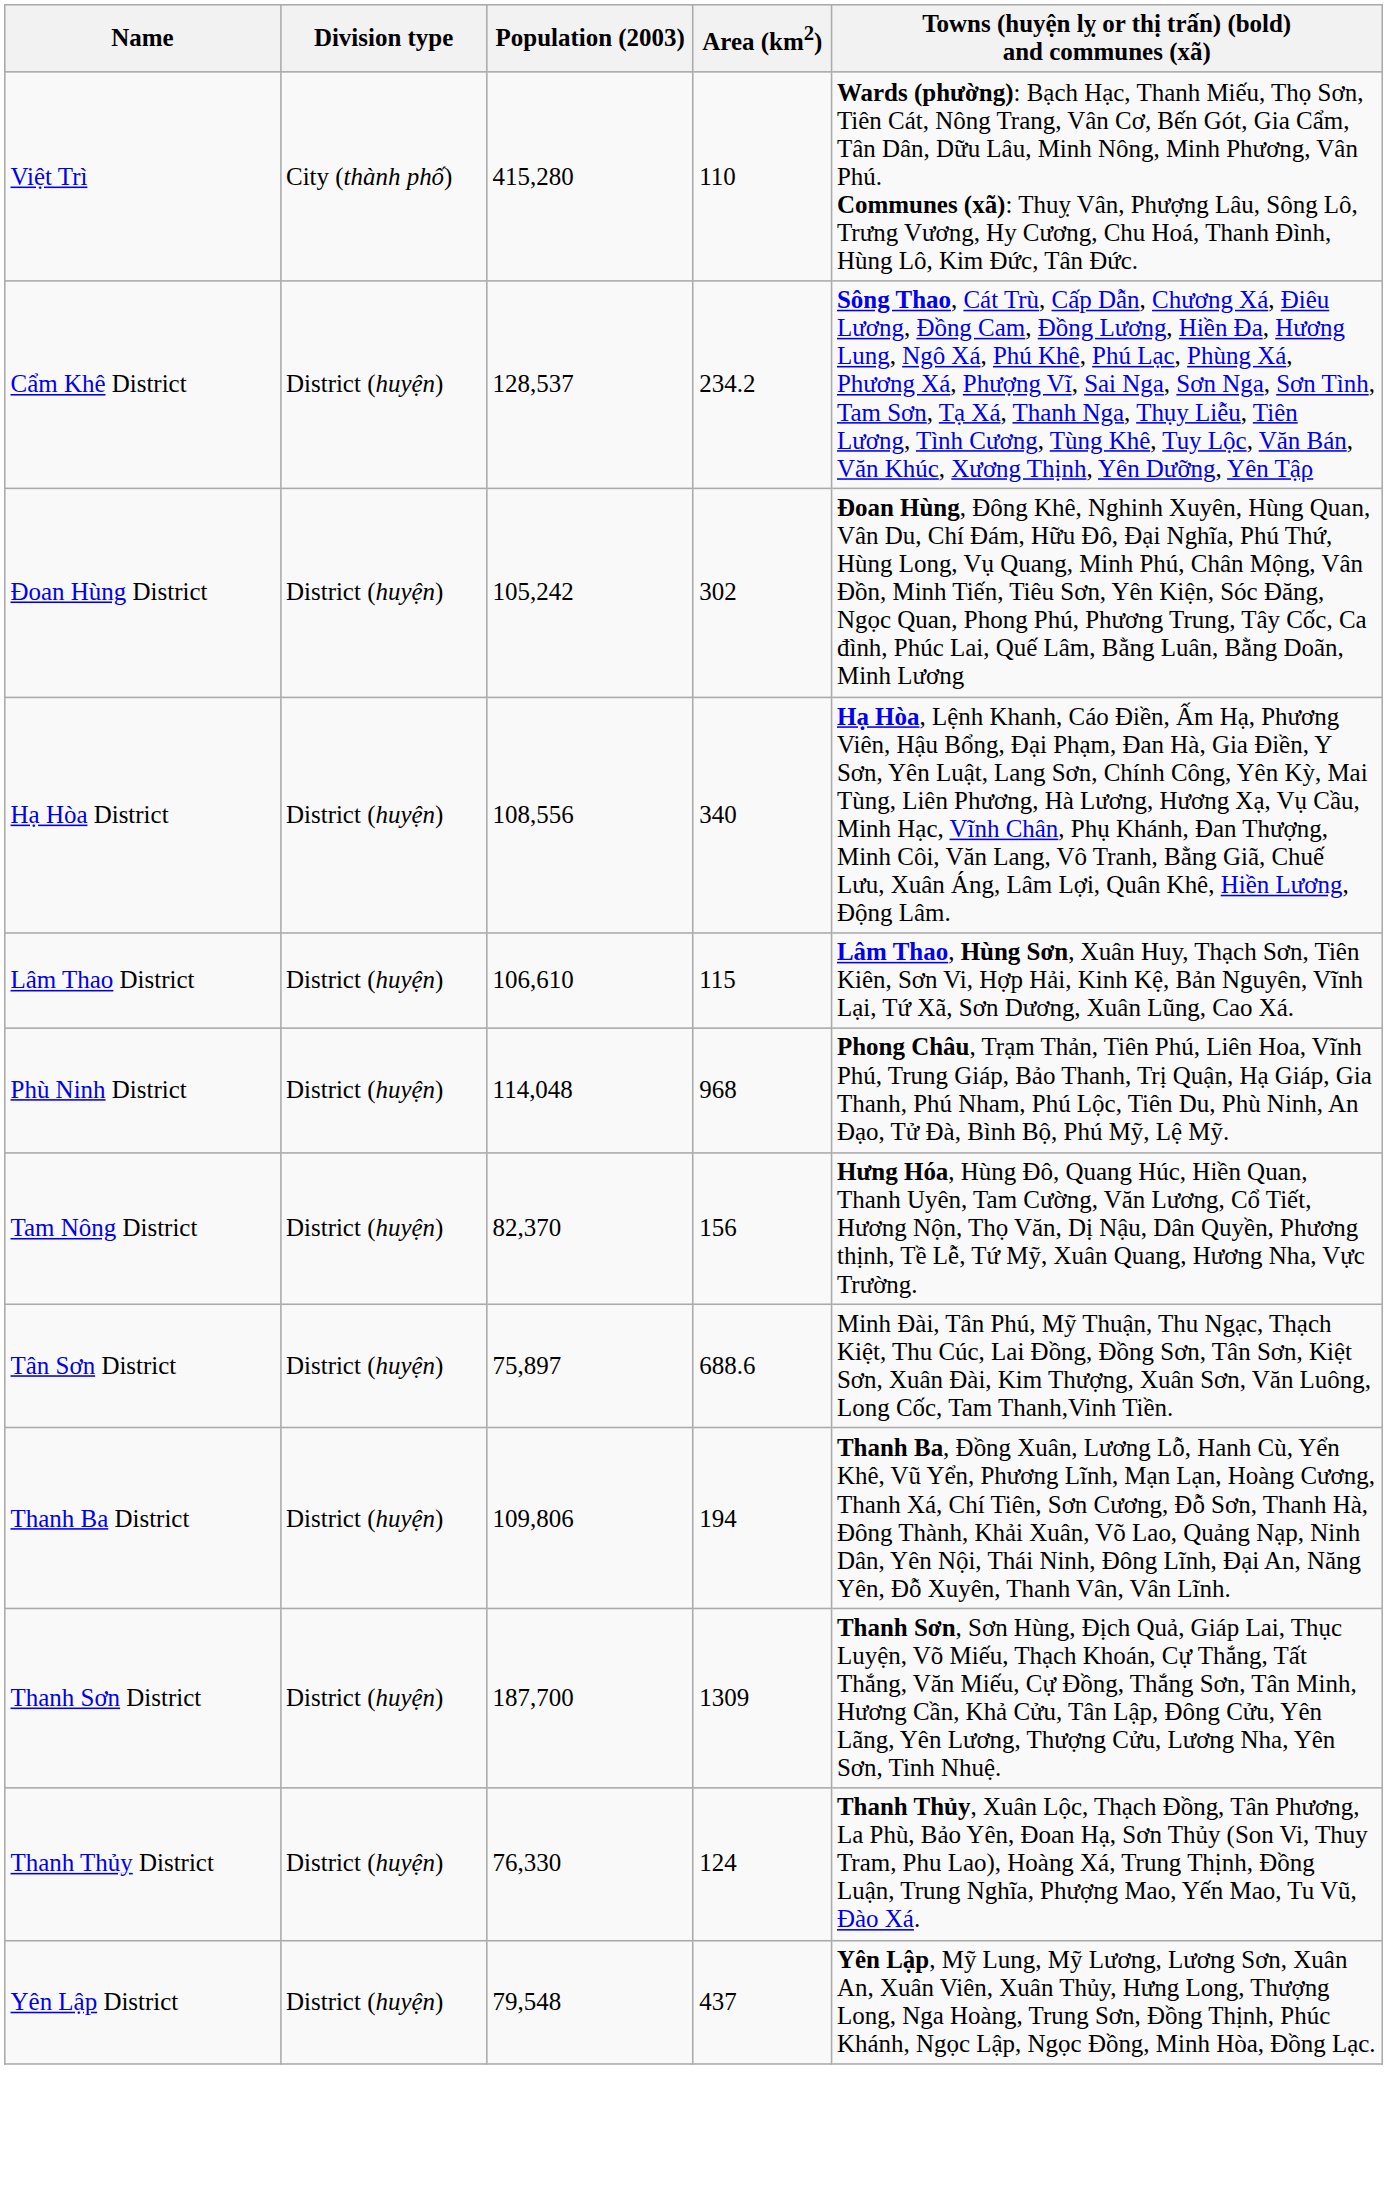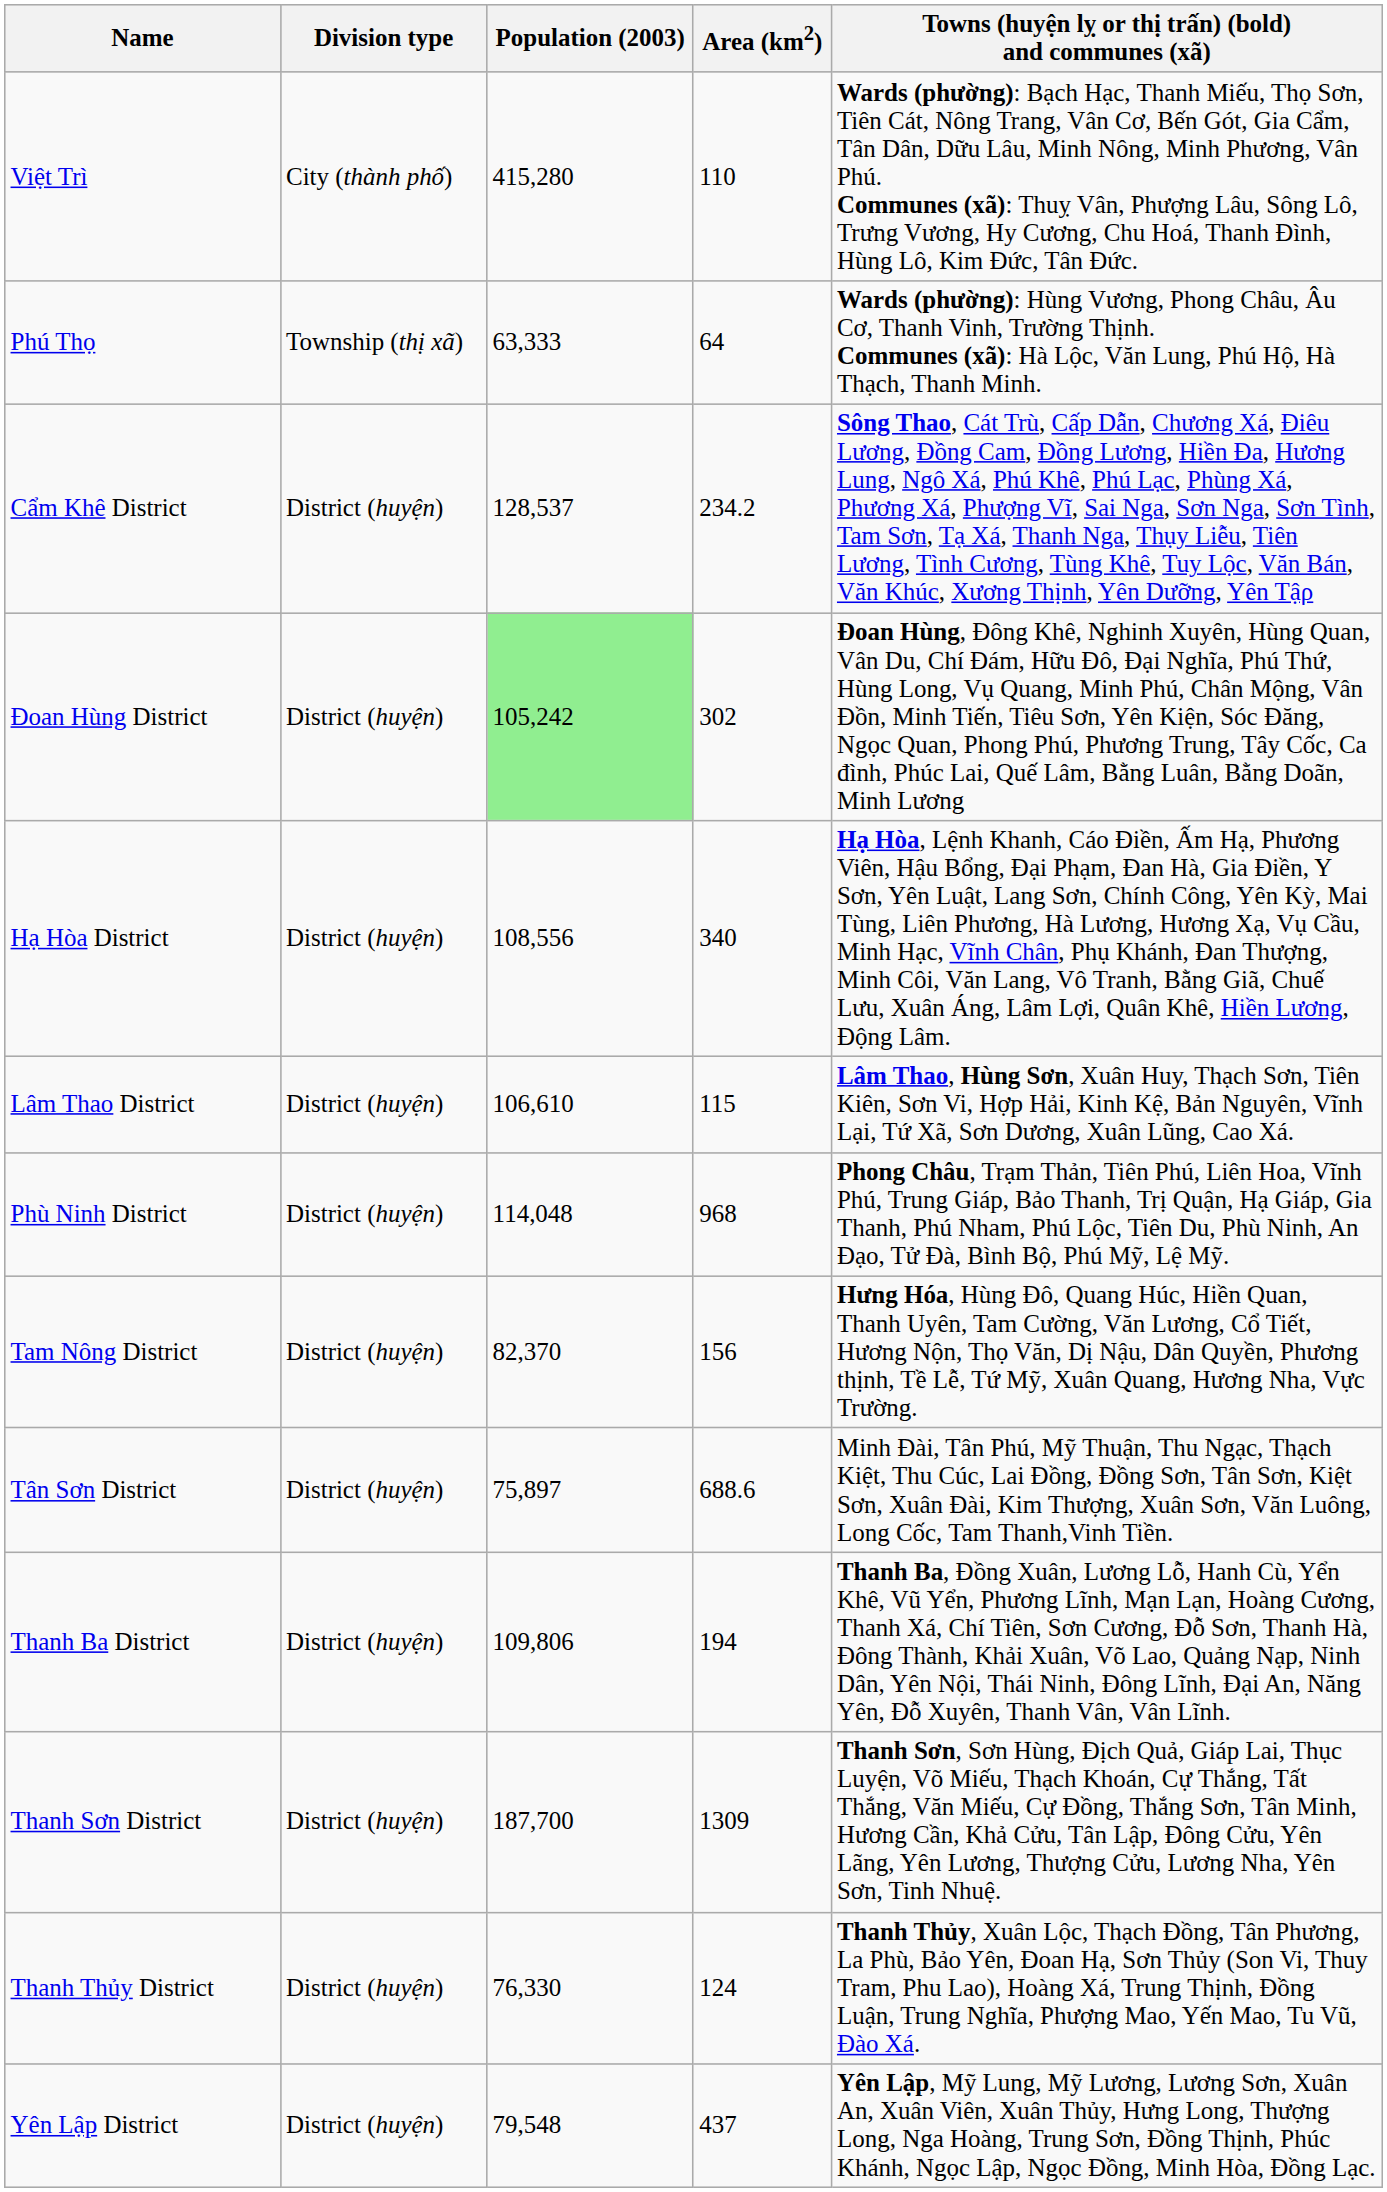+ row: (53, 342)
(533, 592) no background -> (533, 716) lightgreen background
